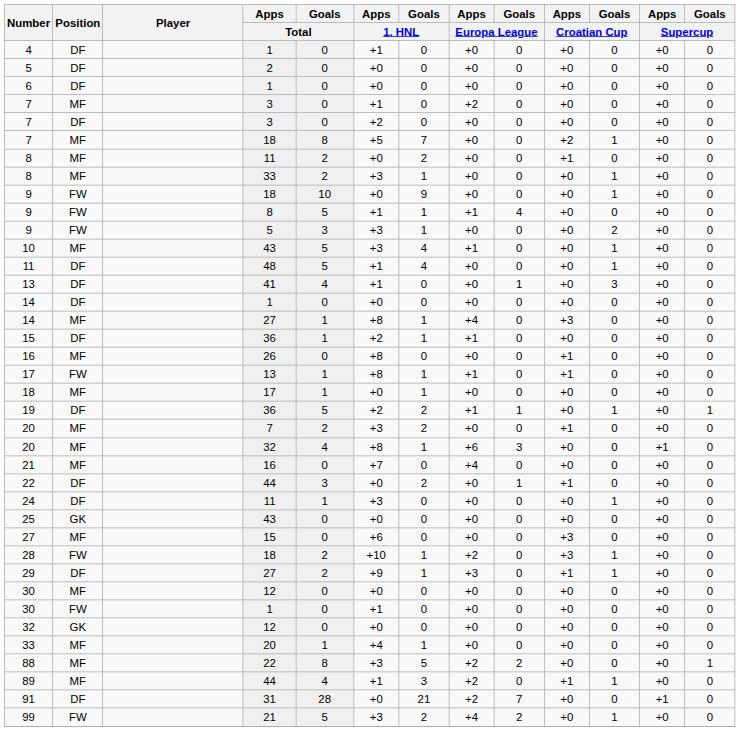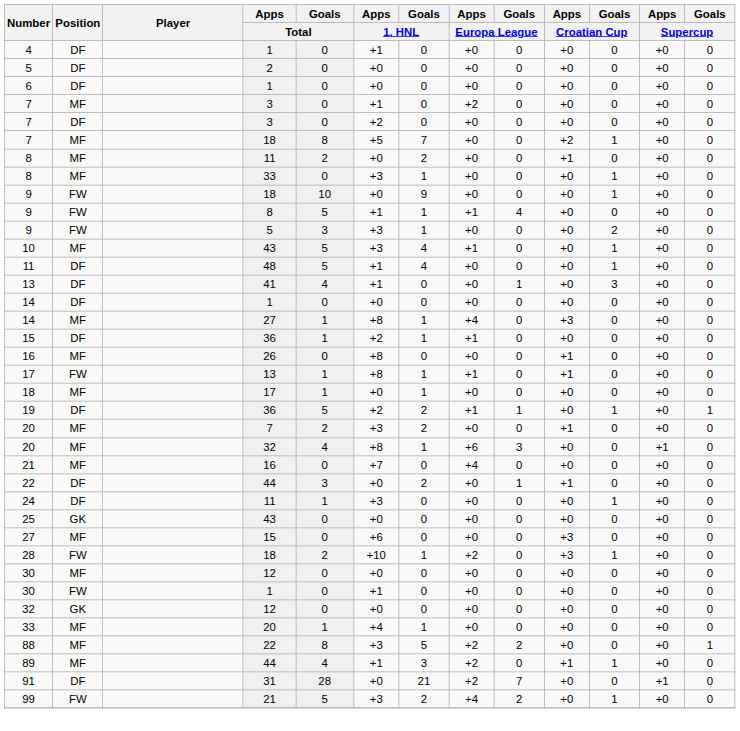(325, 176) 2 -> (325, 176) 0
- row: (29, 573)
